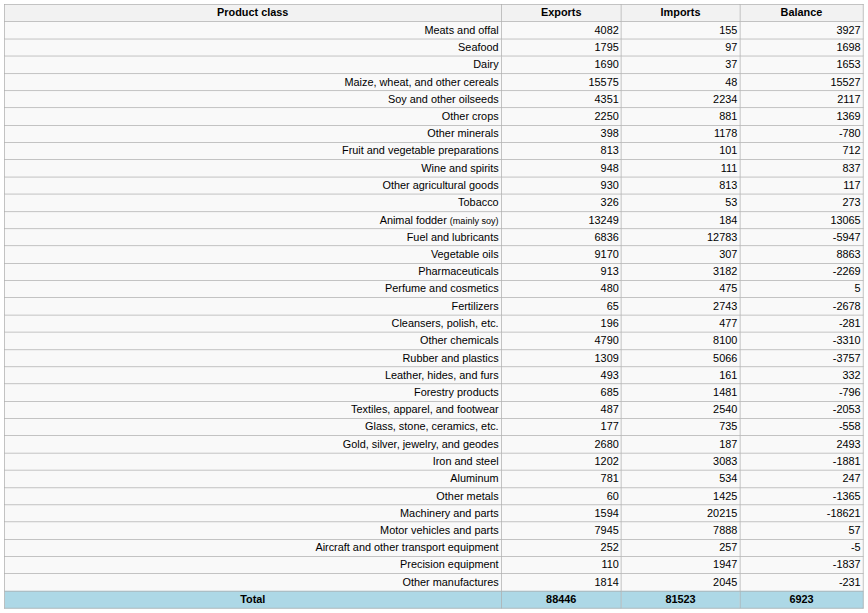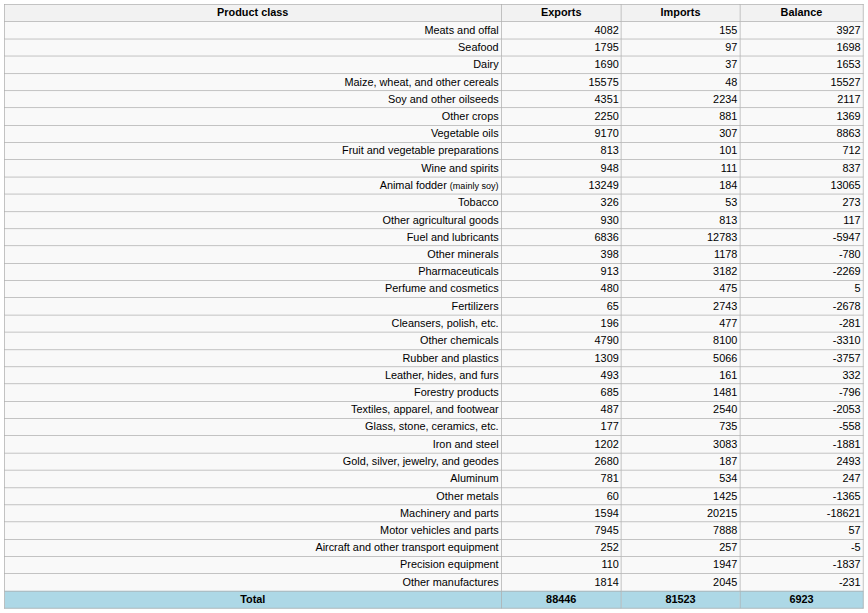rows swapped: (465, 254) <-> (463, 133)
rows swapped: (439, 220) <-> (441, 185)
rows swapped: (421, 444) <-> (466, 461)
